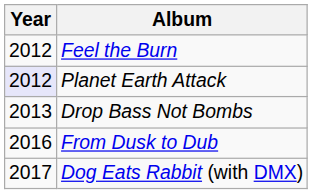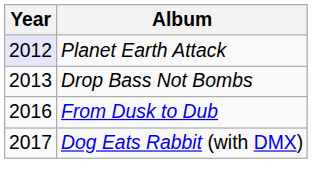- row: (119, 50)
